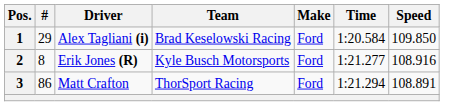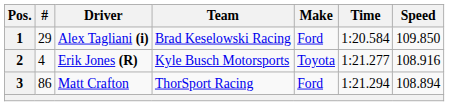(41, 61) 8 -> (41, 61) 4
(310, 61) Ford -> (316, 61) Toyota
(414, 83) 108.891 -> (418, 83) 108.894
